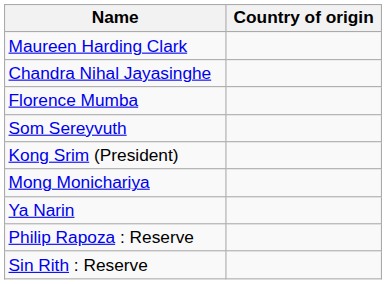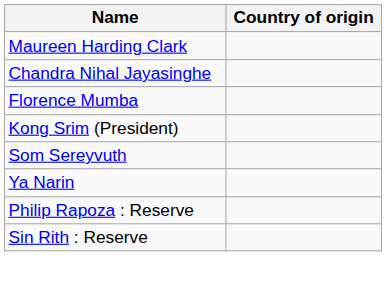rows swapped: (94, 155) <-> (68, 127)
- row: (79, 182)
